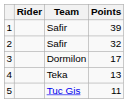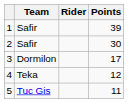columns swapped: (29, 12) <-> (66, 12)
(116, 43) 32 -> (116, 43) 30
(116, 75) 13 -> (116, 75) 12
